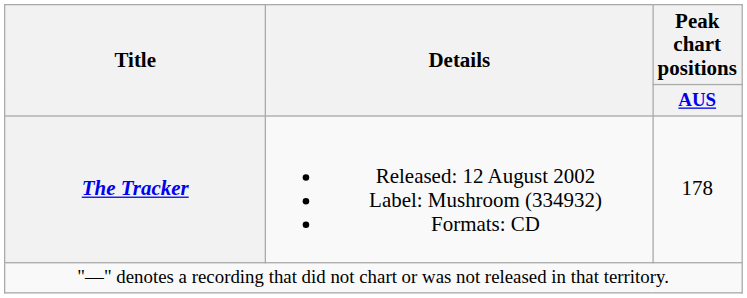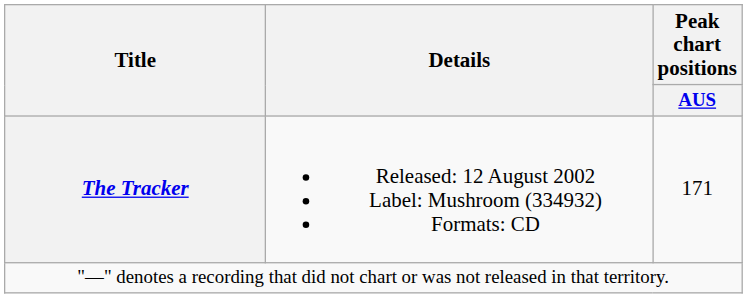(697, 188) 178 -> (697, 188) 171
